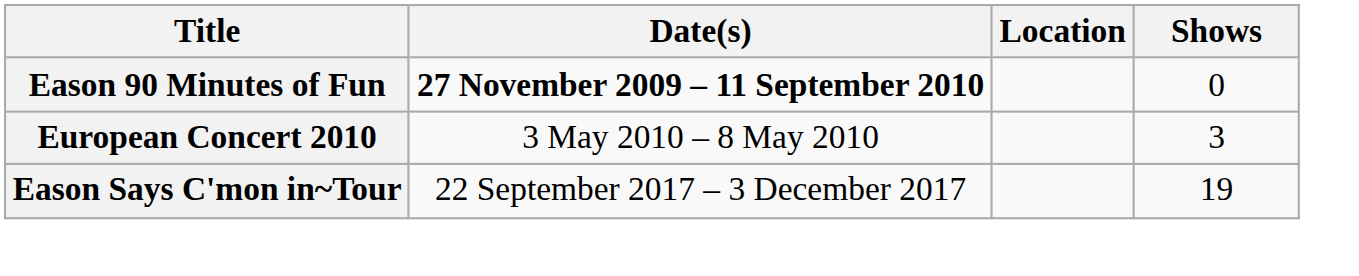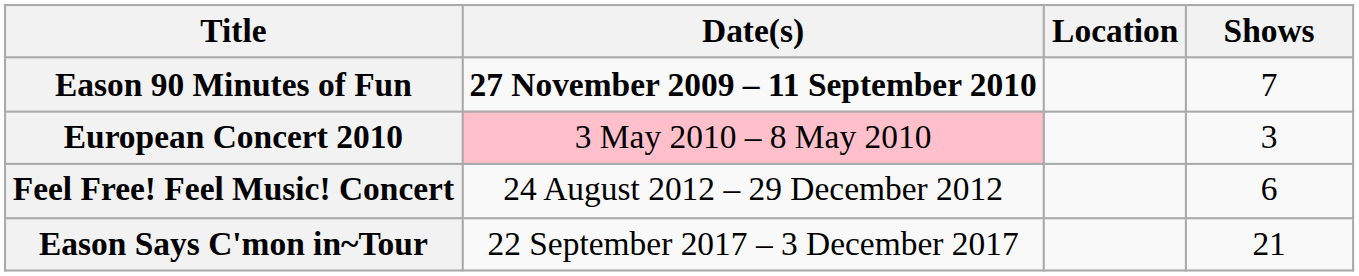(1217, 84) 0 -> (1269, 84) 7
(701, 137) no background -> (753, 137) pink background
+ row: (233, 190)
(1217, 190) 19 -> (1269, 243) 21
